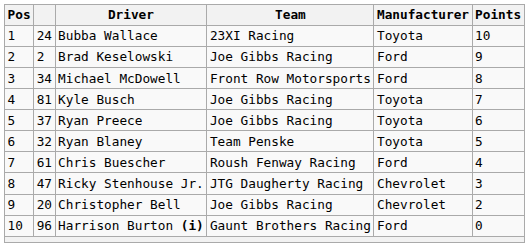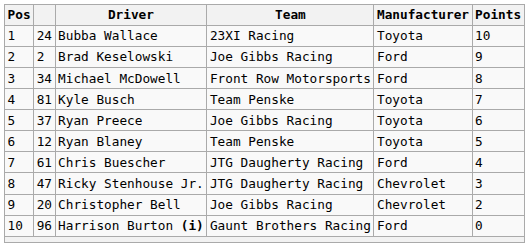(271, 99) Joe Gibbs Racing -> (252, 99) Team Penske
(44, 141) 32 -> (44, 141) 12
(283, 162) Roush Fenway Racing -> (287, 162) JTG Daugherty Racing
